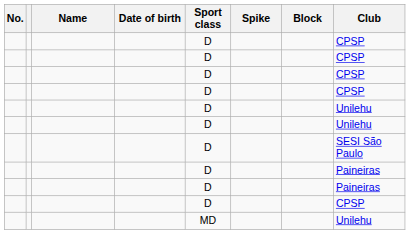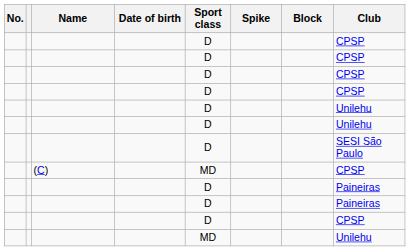+ row: (15, 170)
